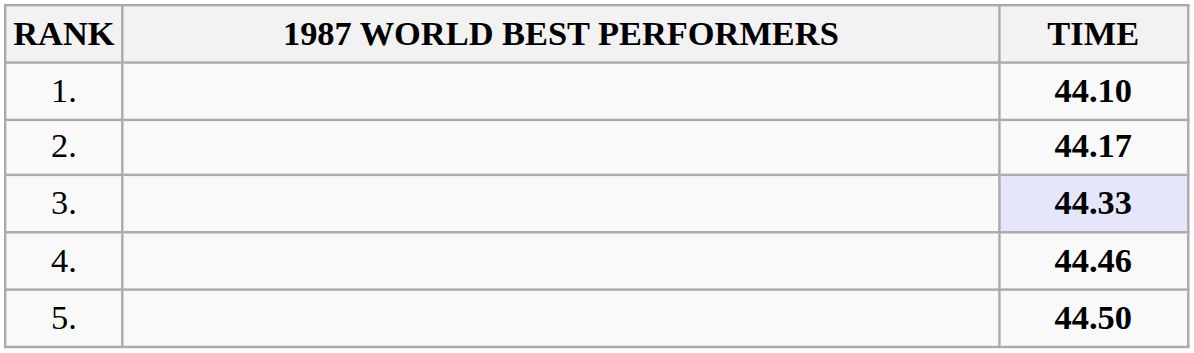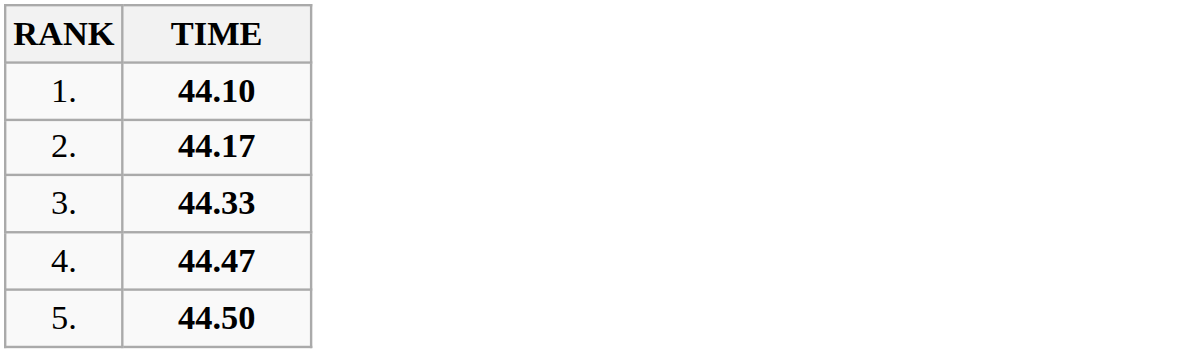- column: (561, 33)
(1093, 203) lavender background -> (217, 203) no background
(1093, 260) 44.46 -> (217, 260) 44.47
